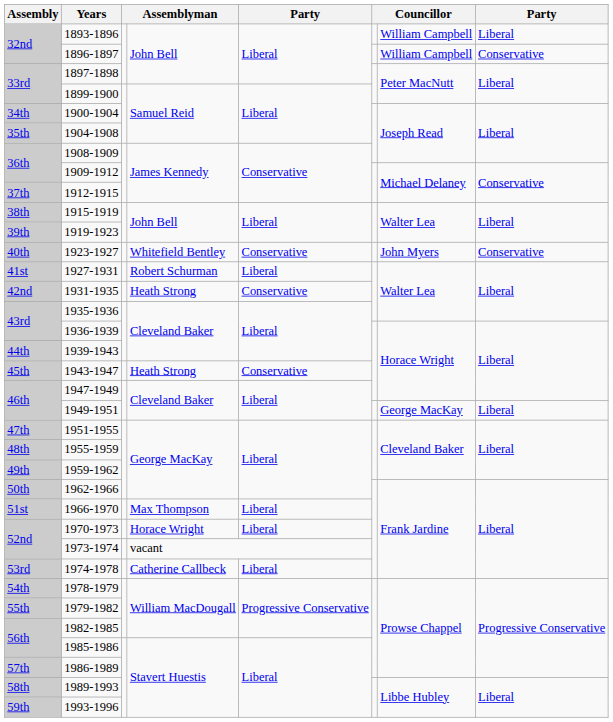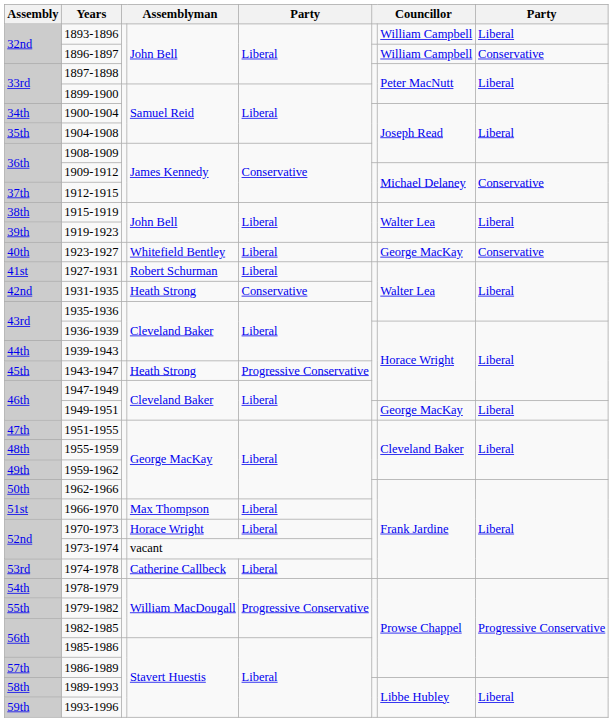(274, 251) Conservative -> (260, 251) Liberal
(410, 251) John Myers -> (422, 251) George MacKay
(274, 370) Conservative -> (305, 370) Progressive Conservative
